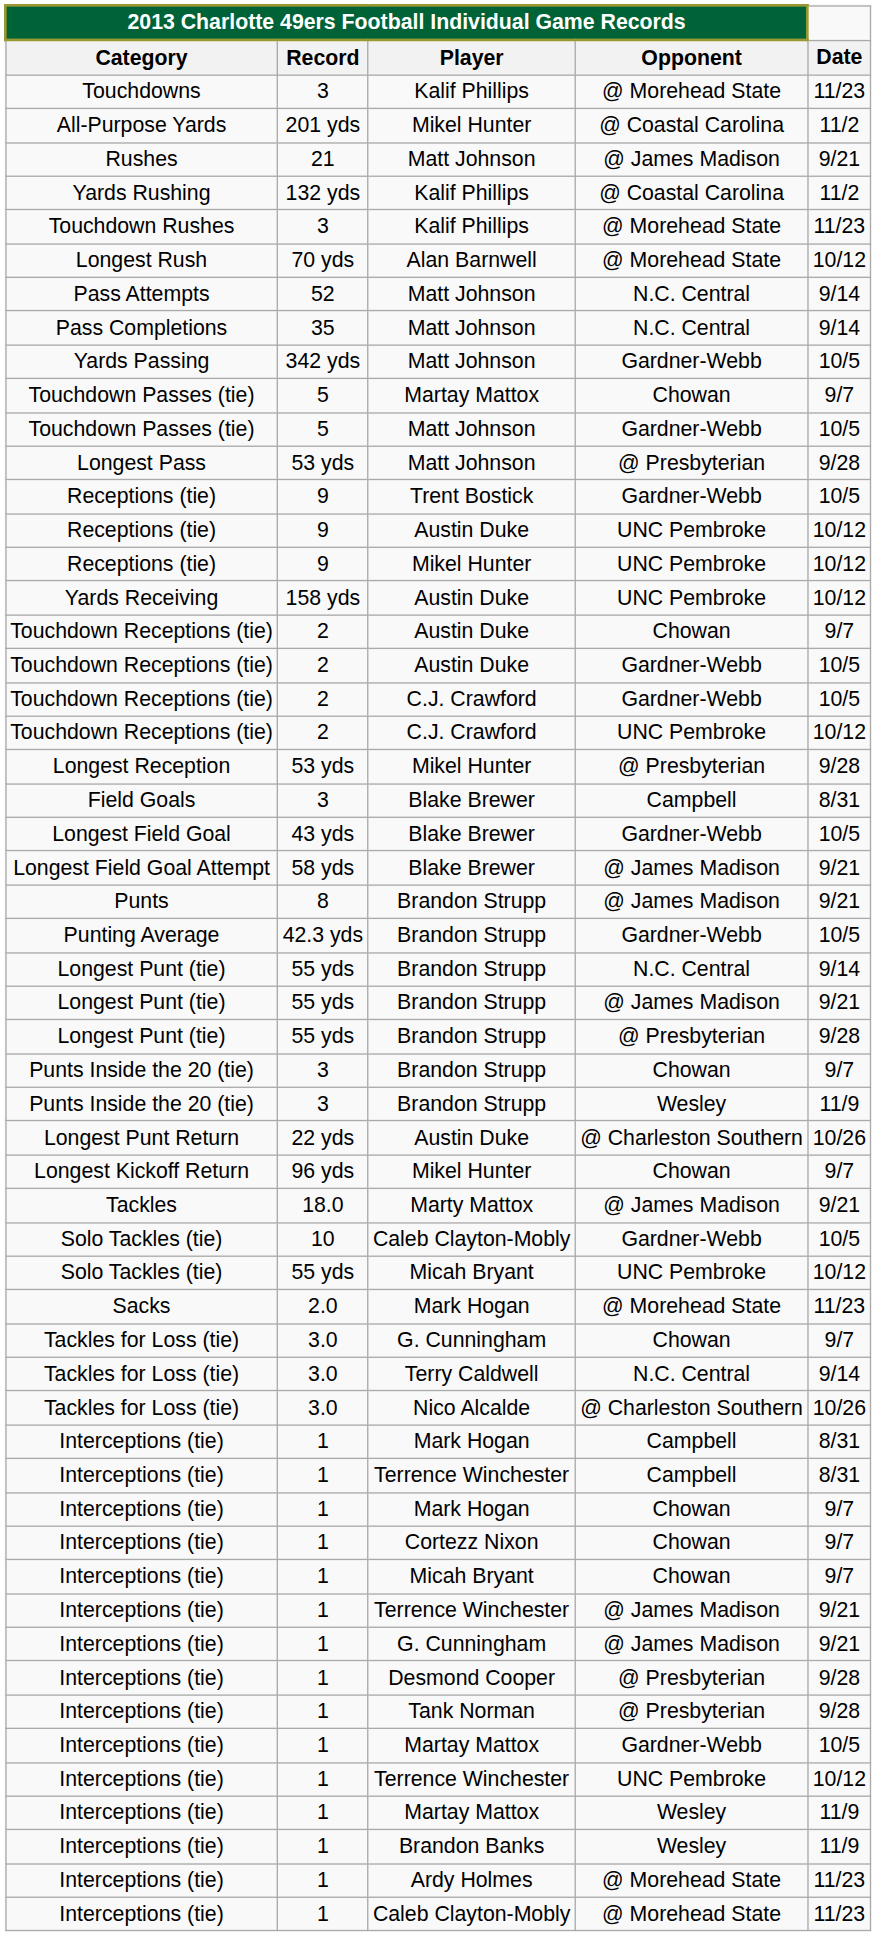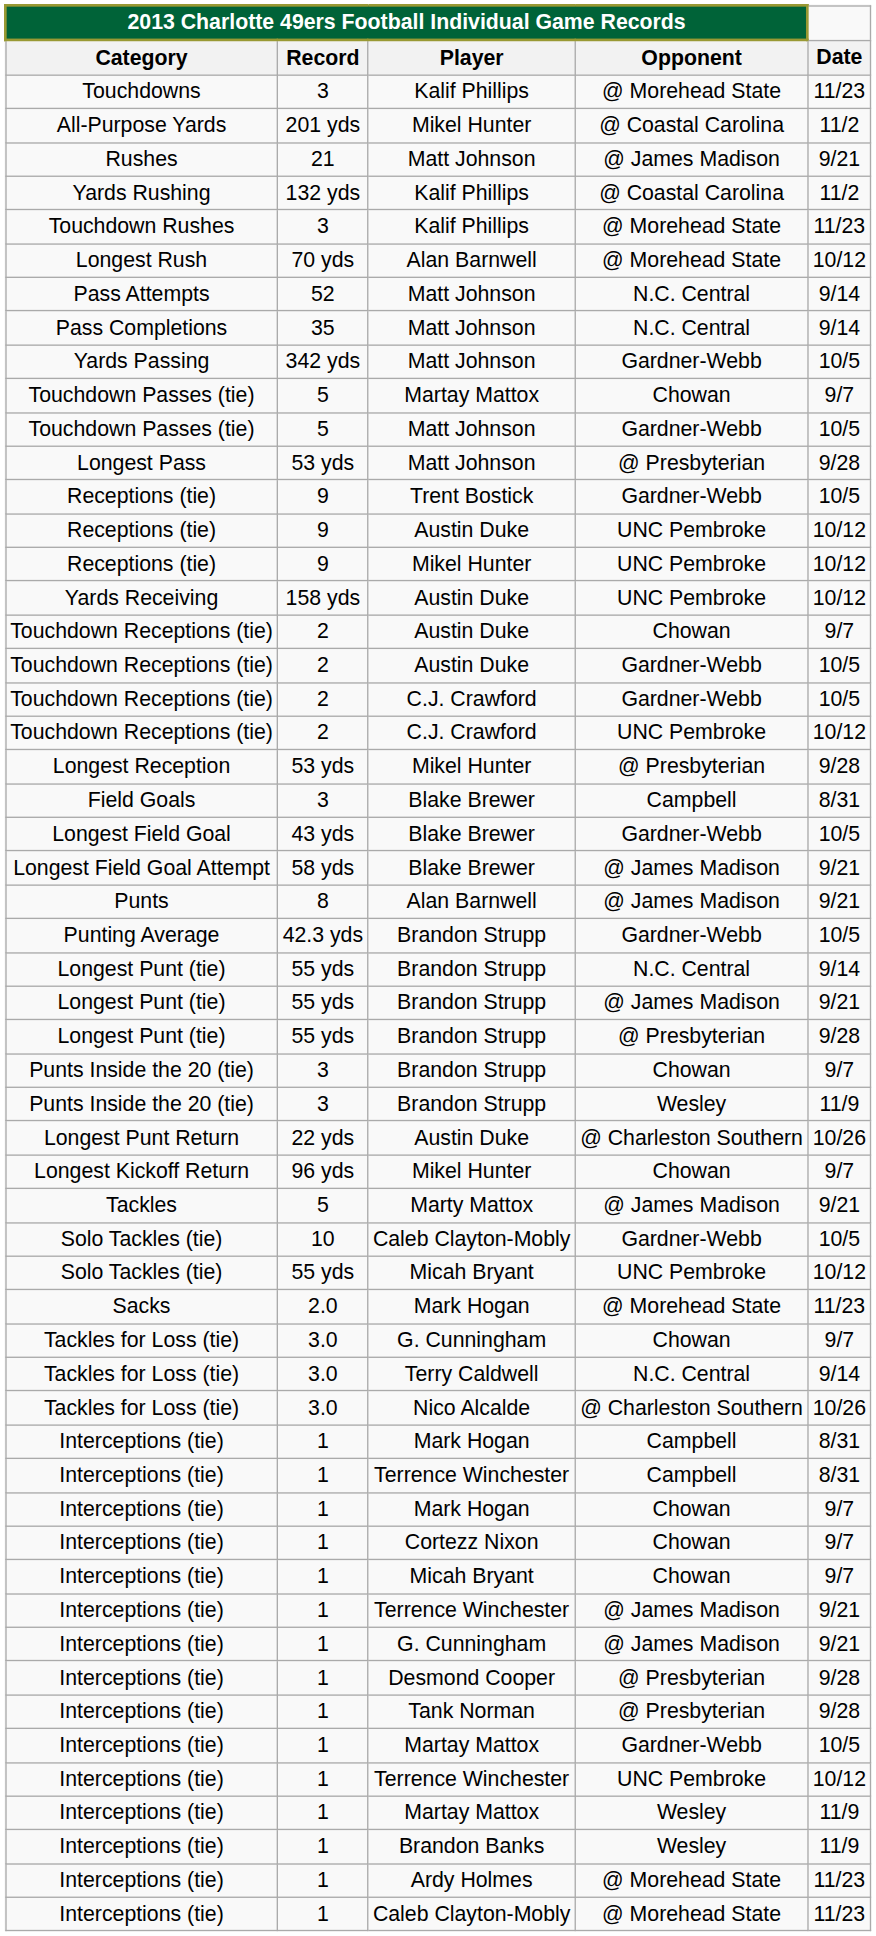(472, 901) Brandon Strupp -> (472, 901) Alan Barnwell
(323, 1205) 18.0 -> (323, 1205) 5
